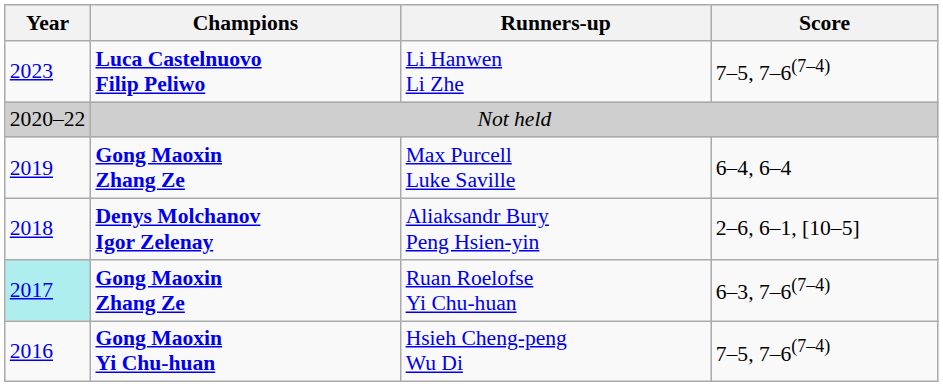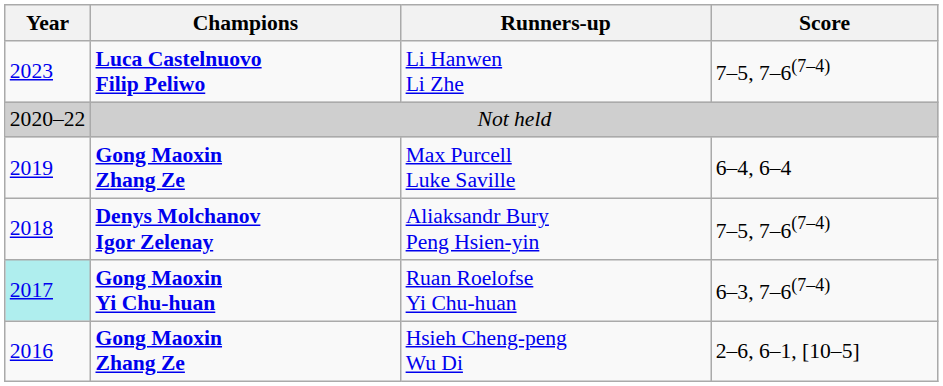(788, 228) 2–6, 6–1, [10–5] -> (773, 228) 7–5, 7–6(7–4)
(159, 290) Gong Maoxin Zhang Ze -> (159, 290) Gong Maoxin Yi Chu-huan
(159, 351) Gong Maoxin Yi Chu-huan -> (159, 351) Gong Maoxin Zhang Ze
(773, 351) 7–5, 7–6(7–4) -> (788, 351) 2–6, 6–1, [10–5]
